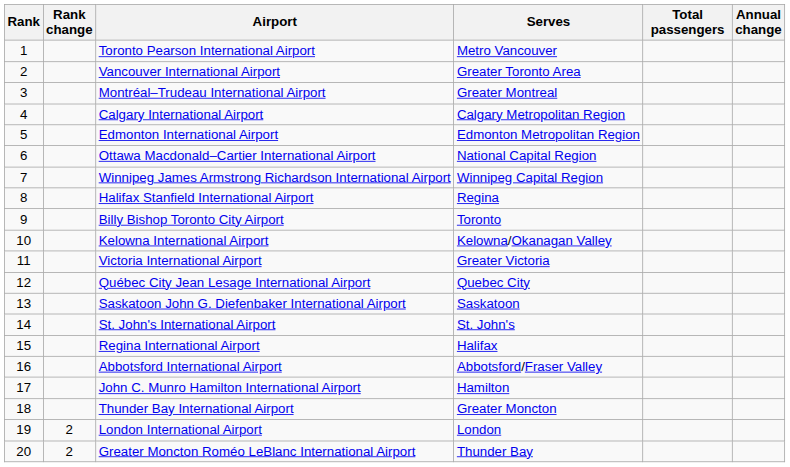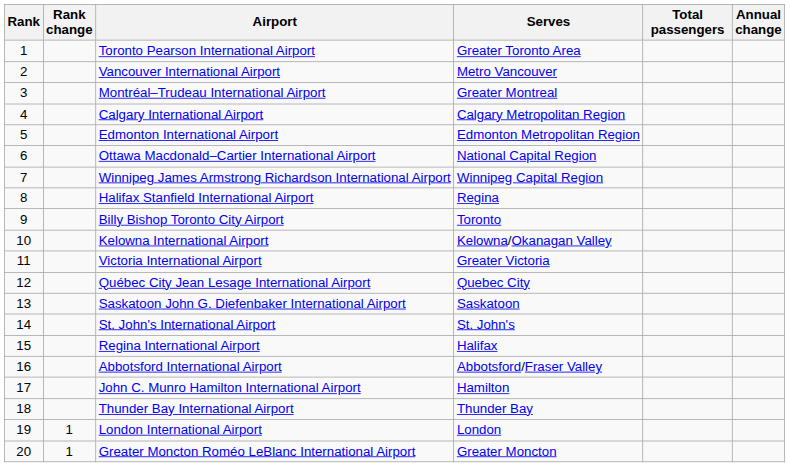(507, 51) Metro Vancouver -> (519, 51) Greater Toronto Area
(519, 72) Greater Toronto Area -> (507, 72) Metro Vancouver
(507, 409) Greater Moncton -> (495, 409) Thunder Bay
(69, 430) 2 -> (69, 430) 1
(69, 451) 2 -> (69, 451) 1
(495, 451) Thunder Bay -> (507, 451) Greater Moncton
